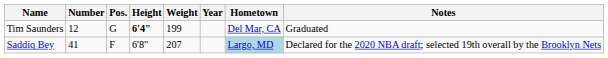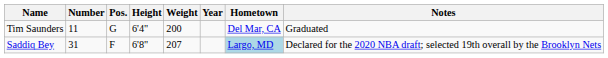(73, 28) 12 -> (73, 28) 11
(141, 28) bold -> (140, 28) normal
(174, 28) 199 -> (174, 28) 200
(73, 45) 41 -> (73, 45) 31
